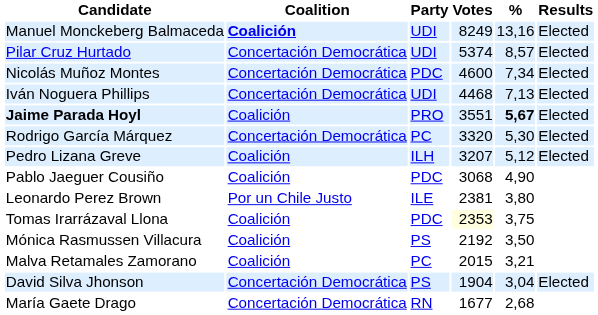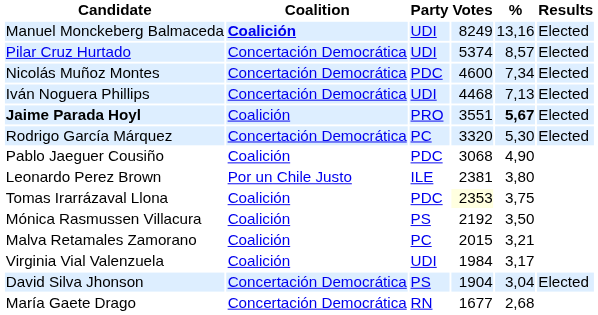- row: (73, 156)
+ row: (85, 261)
